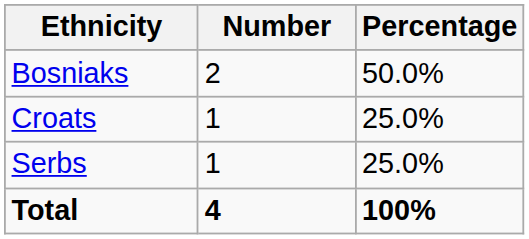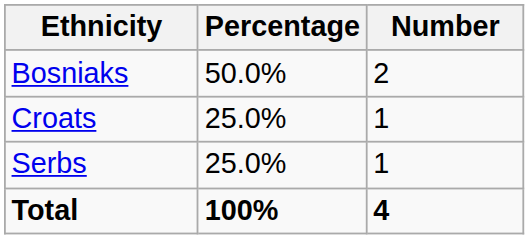columns swapped: (277, 27) <-> (440, 27)
